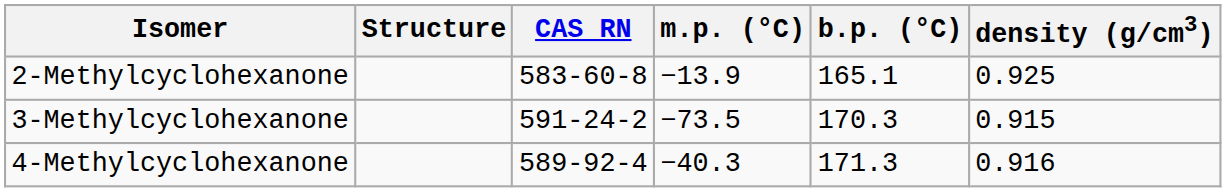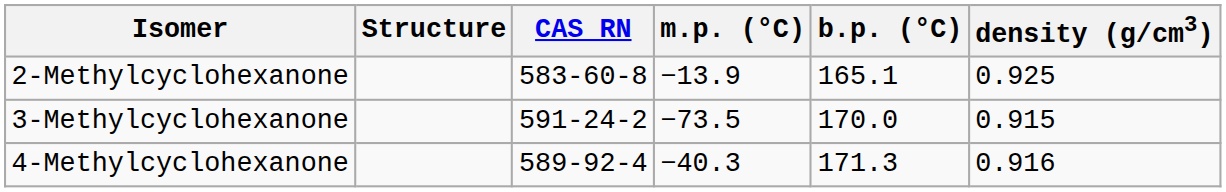(858, 121) 170.3 -> (858, 121) 170.0
